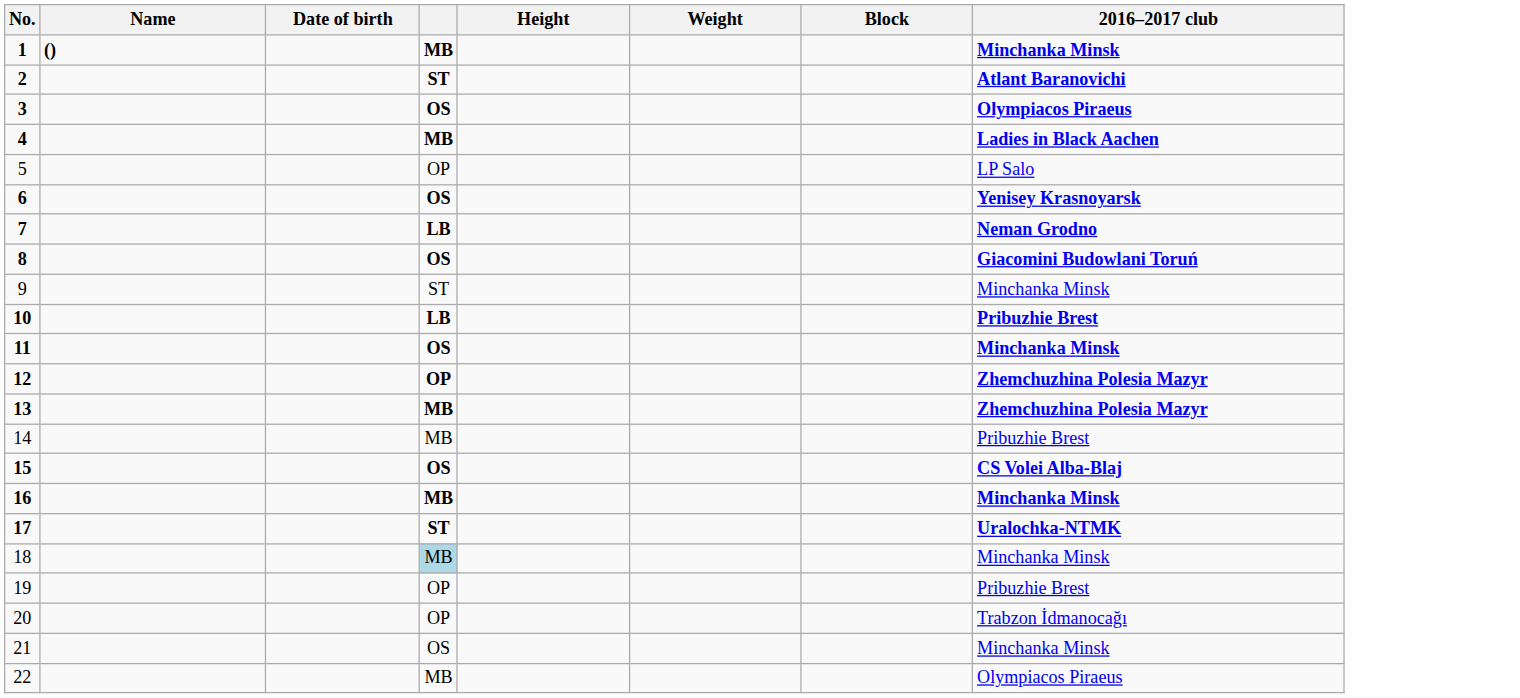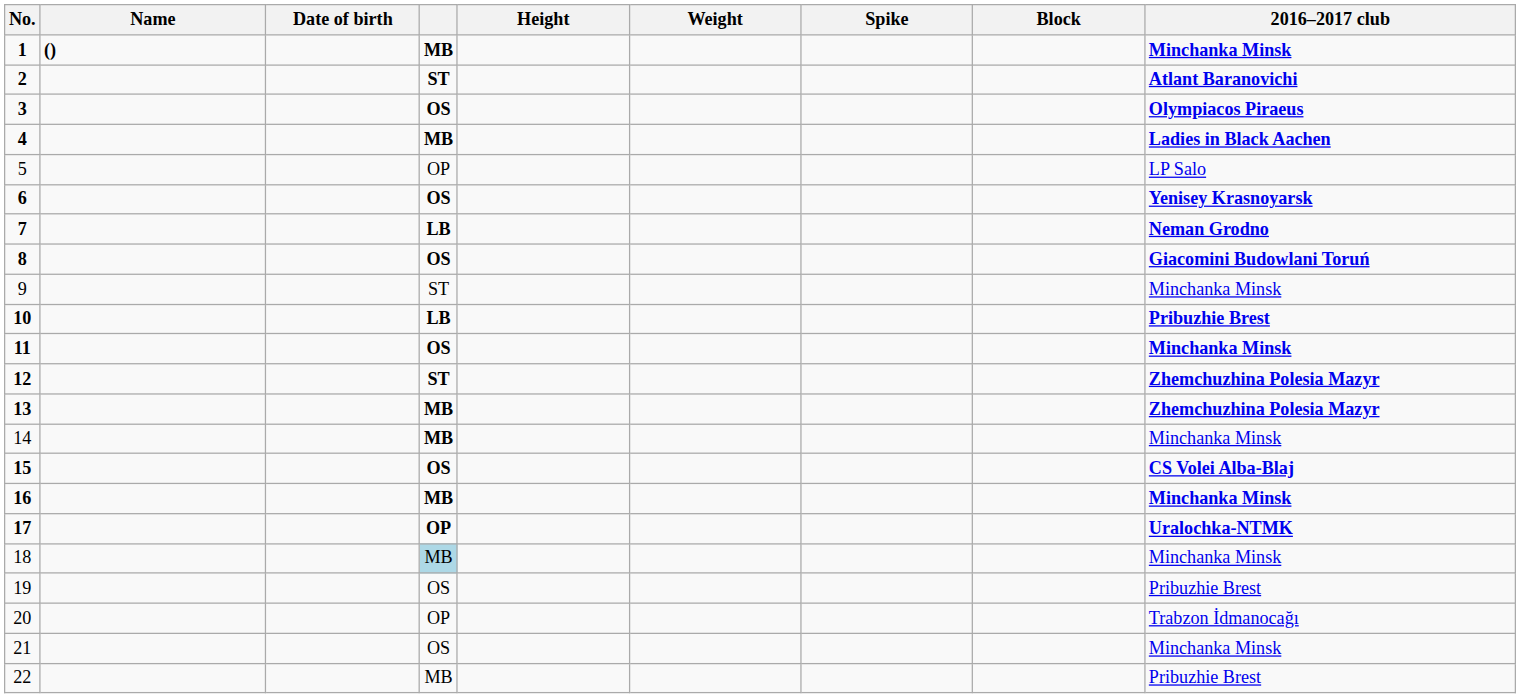+ column: (887, 19)
(439, 378) OP -> (439, 378) ST
(439, 438) normal -> (439, 438) bold
(1033, 438) Pribuzhie Brest -> (1215, 438) Minchanka Minsk
(439, 528) ST -> (439, 528) OP
(439, 588) OP -> (439, 588) OS
(1050, 678) Olympiacos Piraeus -> (1205, 678) Pribuzhie Brest
